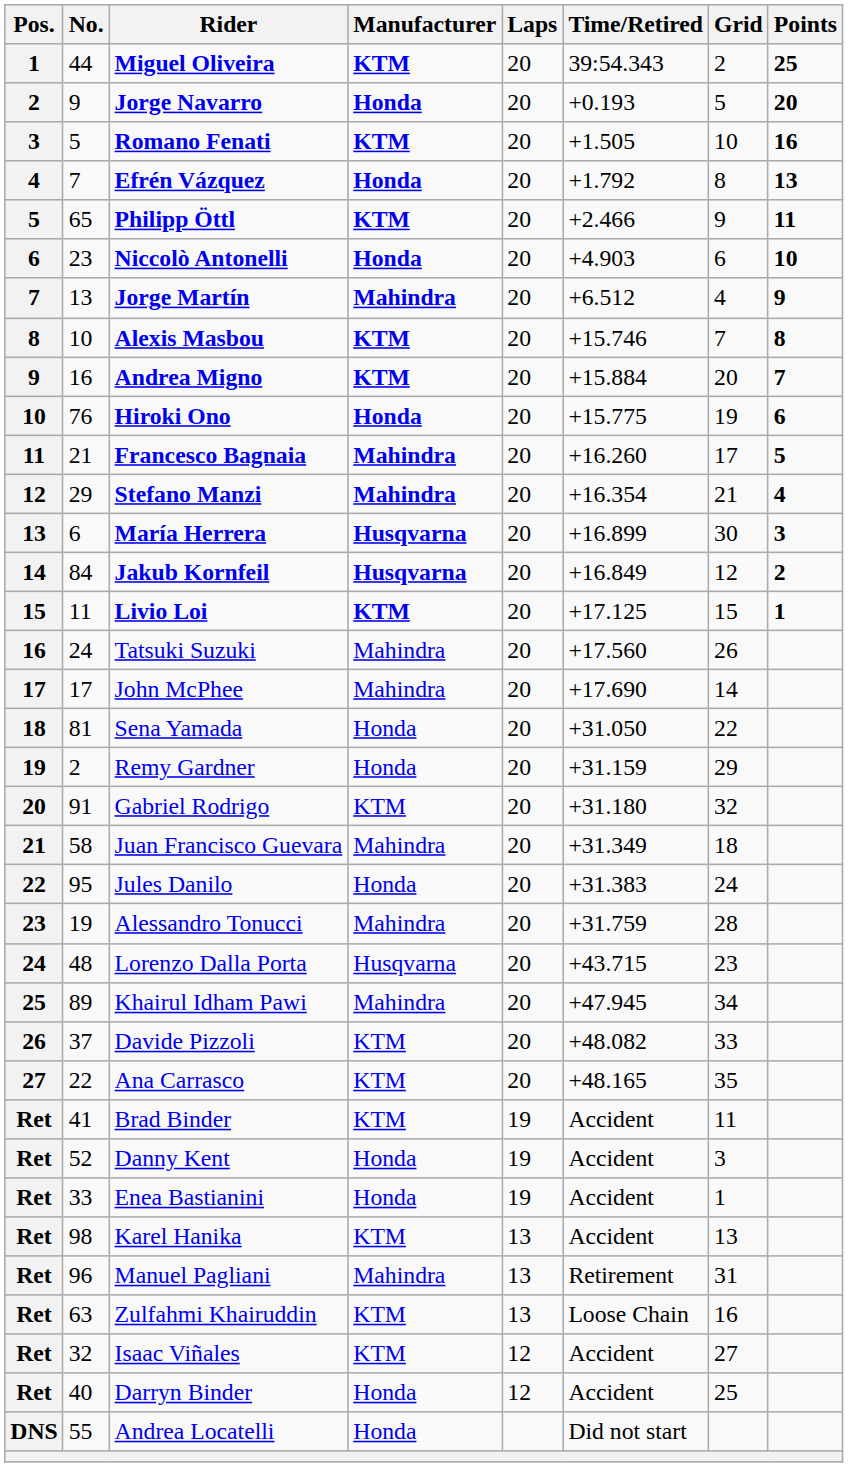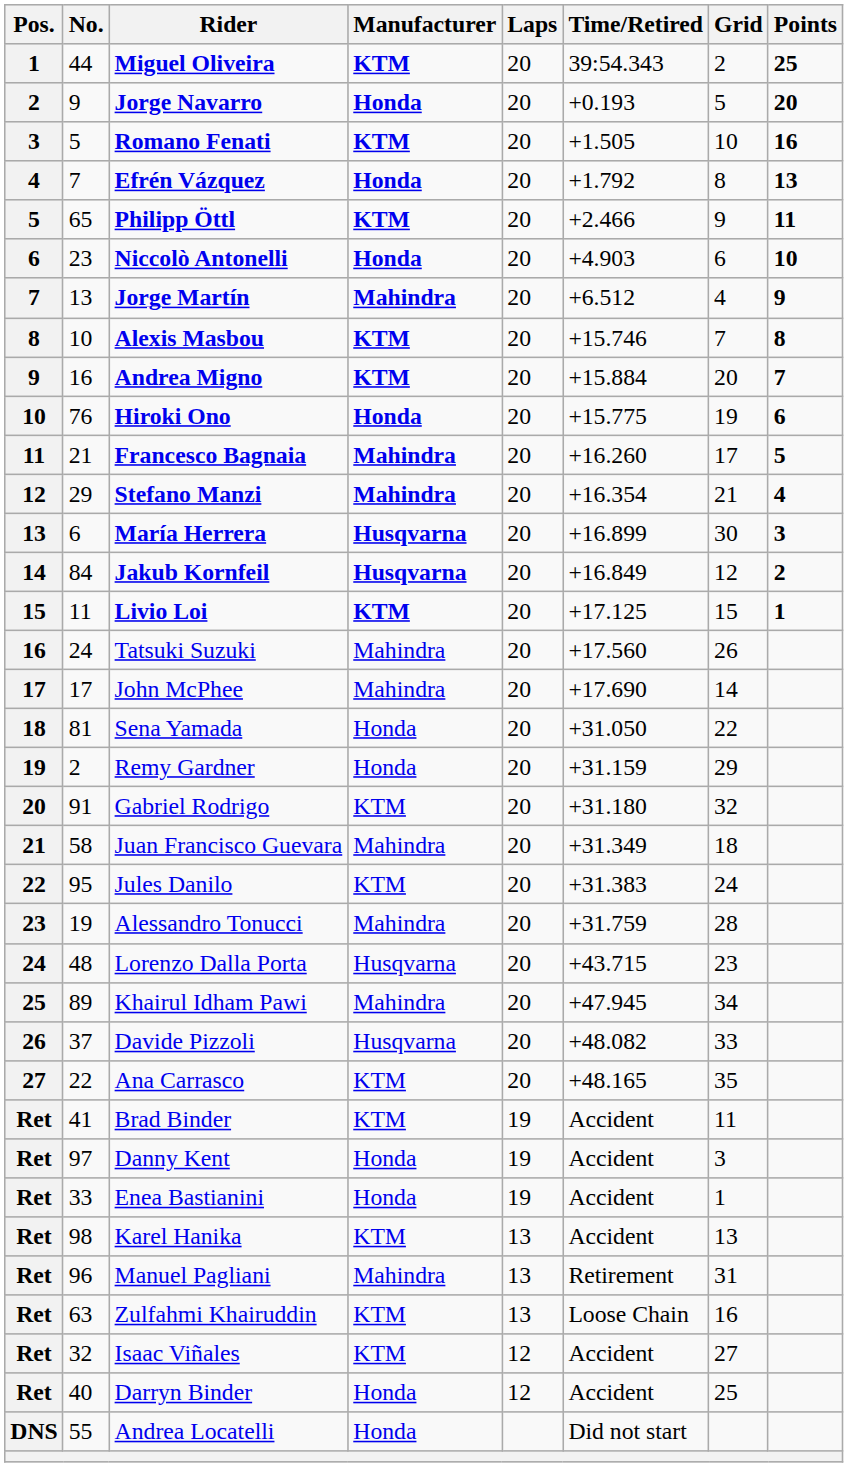(385, 884) Honda -> (380, 884) KTM
(380, 1040) KTM -> (405, 1040) Husqvarna
(81, 1158) 52 -> (81, 1158) 97
